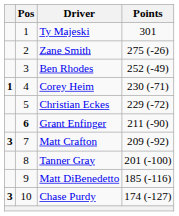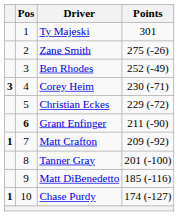(10, 87) 1 -> (10, 87) 3
(10, 141) 3 -> (10, 141) 1
(10, 196) 3 -> (10, 196) 1
